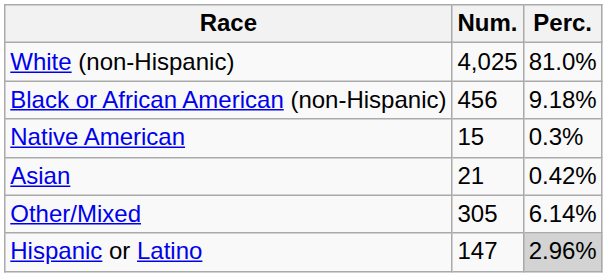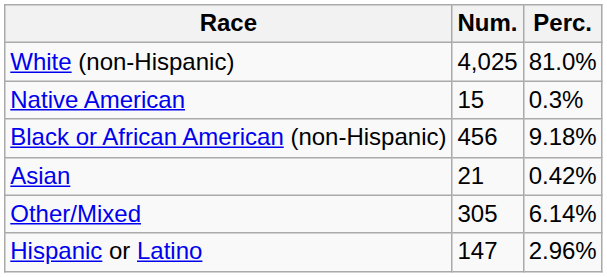rows swapped: (228, 99) <-> (98, 137)
(563, 251) lightgrey background -> (563, 251) no background
